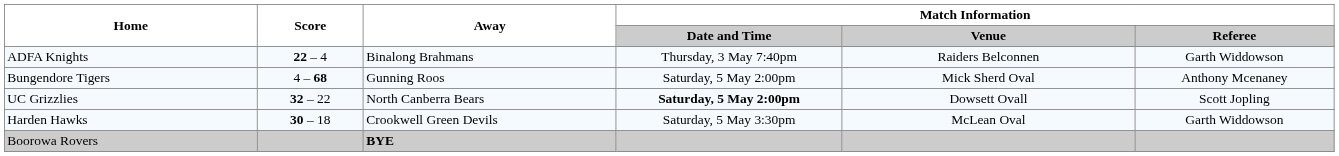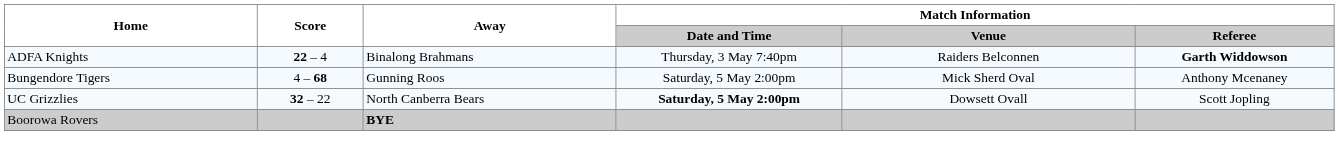(1234, 56) normal -> (1234, 56) bold
- row: (47, 119)
